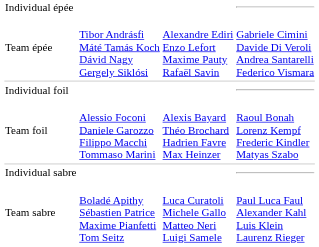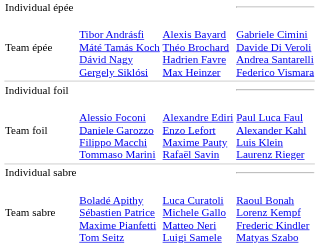(198, 53) Alexandre Ediri Enzo Lefort Maxime Pauty Rafaël Savin -> (196, 53) Alexis Bayard Théo Brochard Hadrien Favre Max Heinzer
(196, 136) Alexis Bayard Théo Brochard Hadrien Favre Max Heinzer -> (198, 136) Alexandre Ediri Enzo Lefort Maxime Pauty Rafaël Savin
(273, 136) Raoul Bonah Lorenz Kempf Frederic Kindler Matyas Szabo -> (271, 136) Paul Luca Faul Alexander Kahl Luis Klein Laurenz Rieger
(271, 219) Paul Luca Faul Alexander Kahl Luis Klein Laurenz Rieger -> (273, 219) Raoul Bonah Lorenz Kempf Frederic Kindler Matyas Szabo
